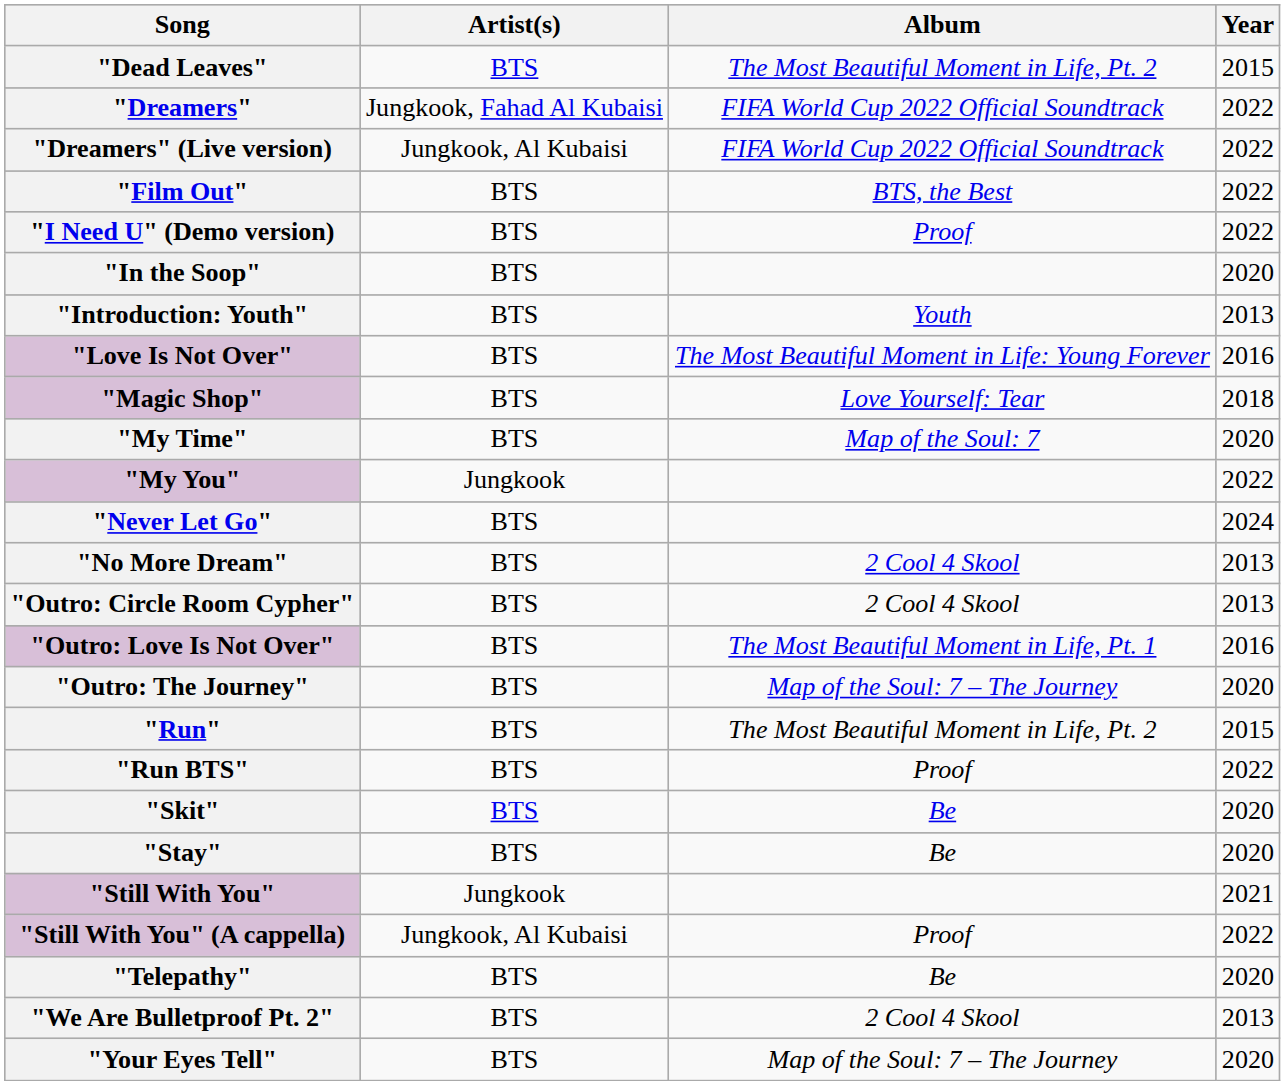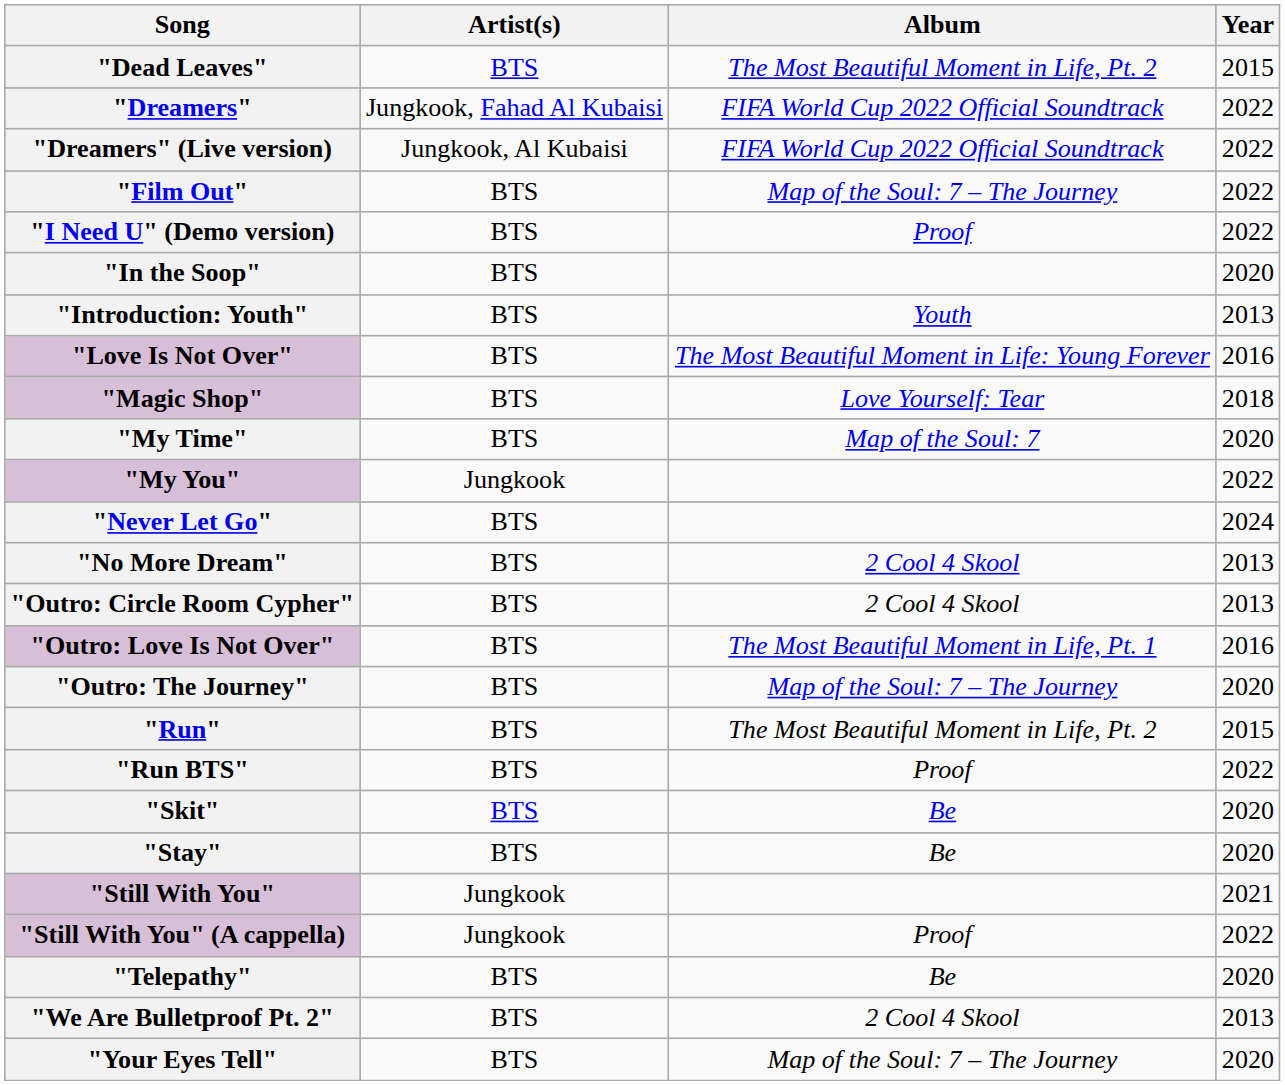(942, 190) BTS, the Best -> (942, 190) Map of the Soul: 7 – The Journey
(514, 935) Jungkook, Al Kubaisi -> (514, 935) Jungkook
